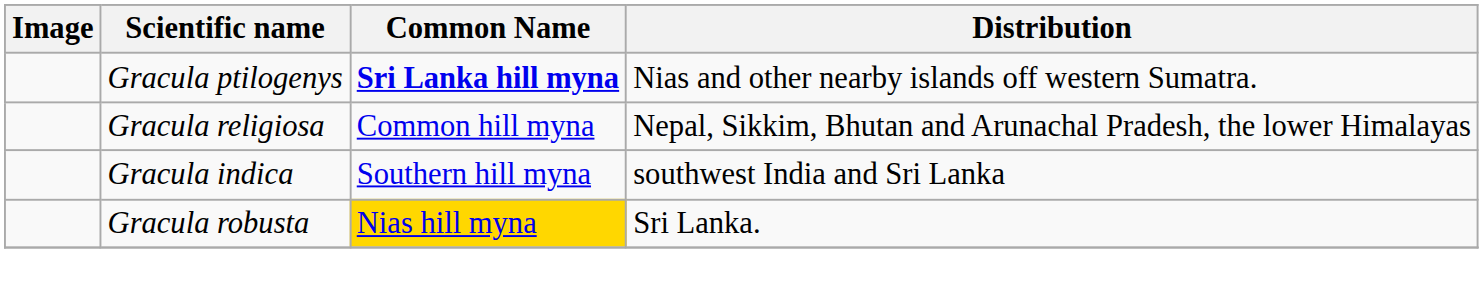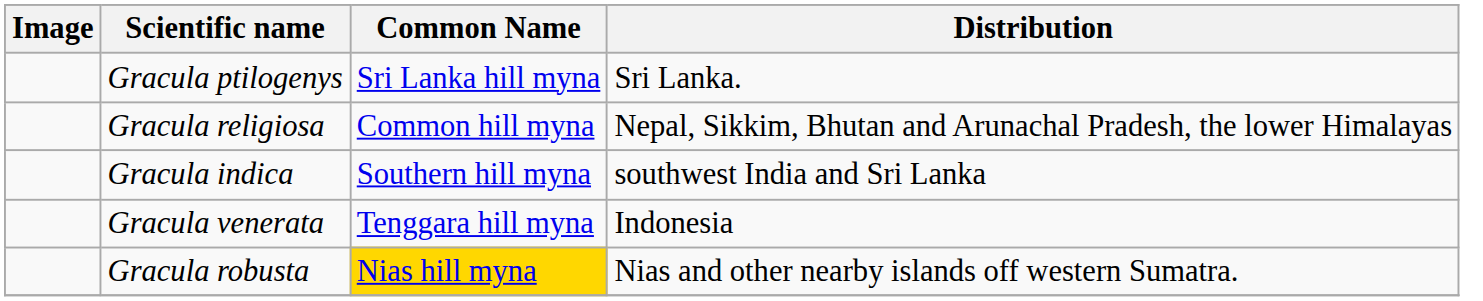(488, 77) bold -> (479, 77) normal
(945, 77) Nias and other nearby islands off western Sumatra. -> (678, 77) Sri Lanka.
+ row: (216, 222)
(697, 222) Sri Lanka. -> (926, 271) Nias and other nearby islands off western Sumatra.
